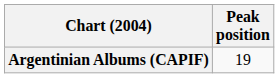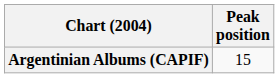(243, 60) 19 -> (243, 60) 15
